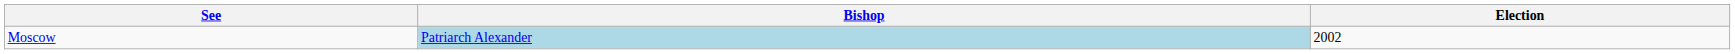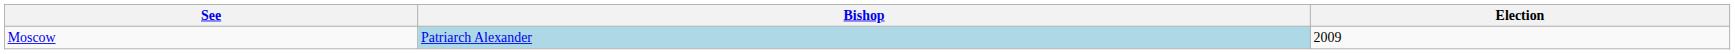(1327, 37) 2002 -> (1327, 37) 2009
